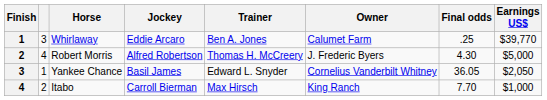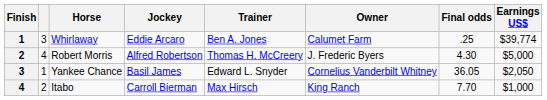(518, 39) $39,770 -> (518, 39) $39,774
